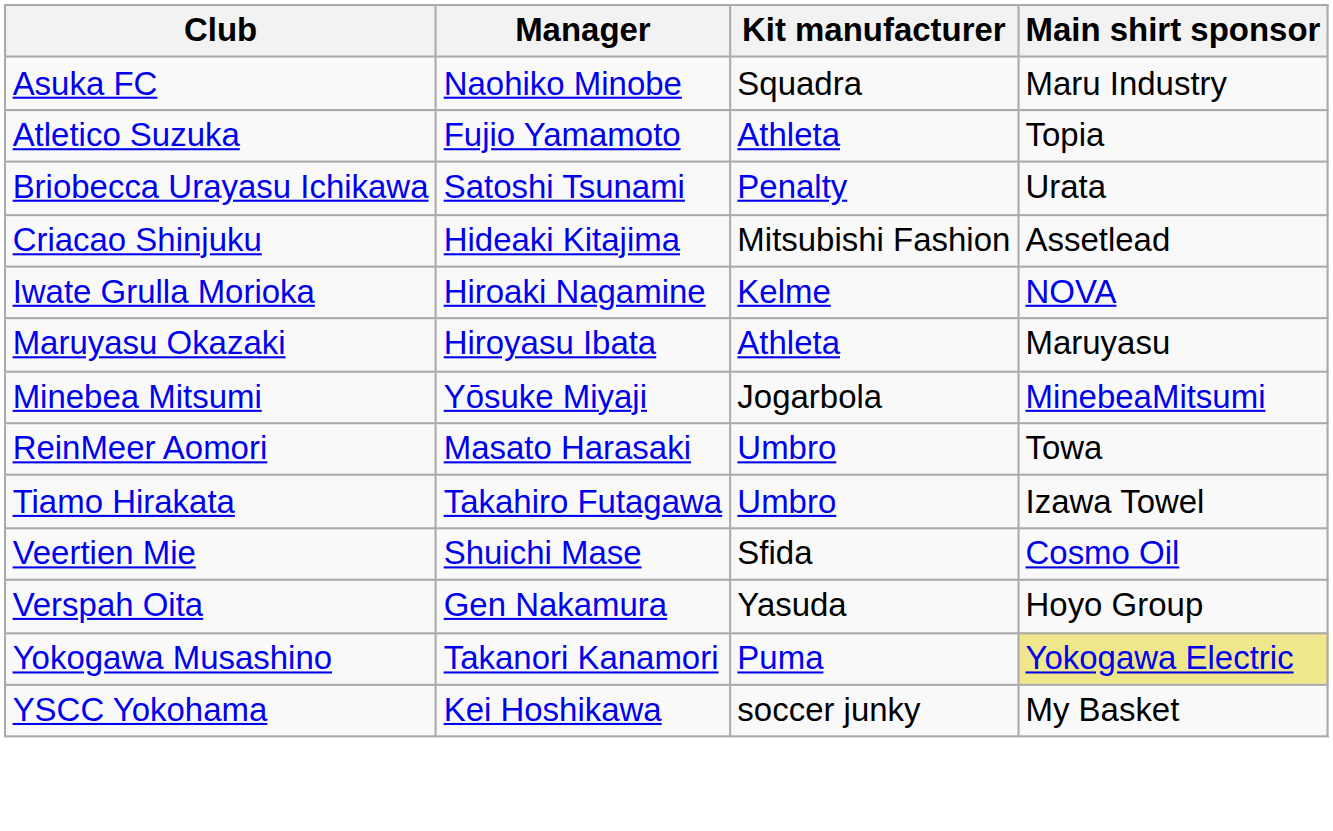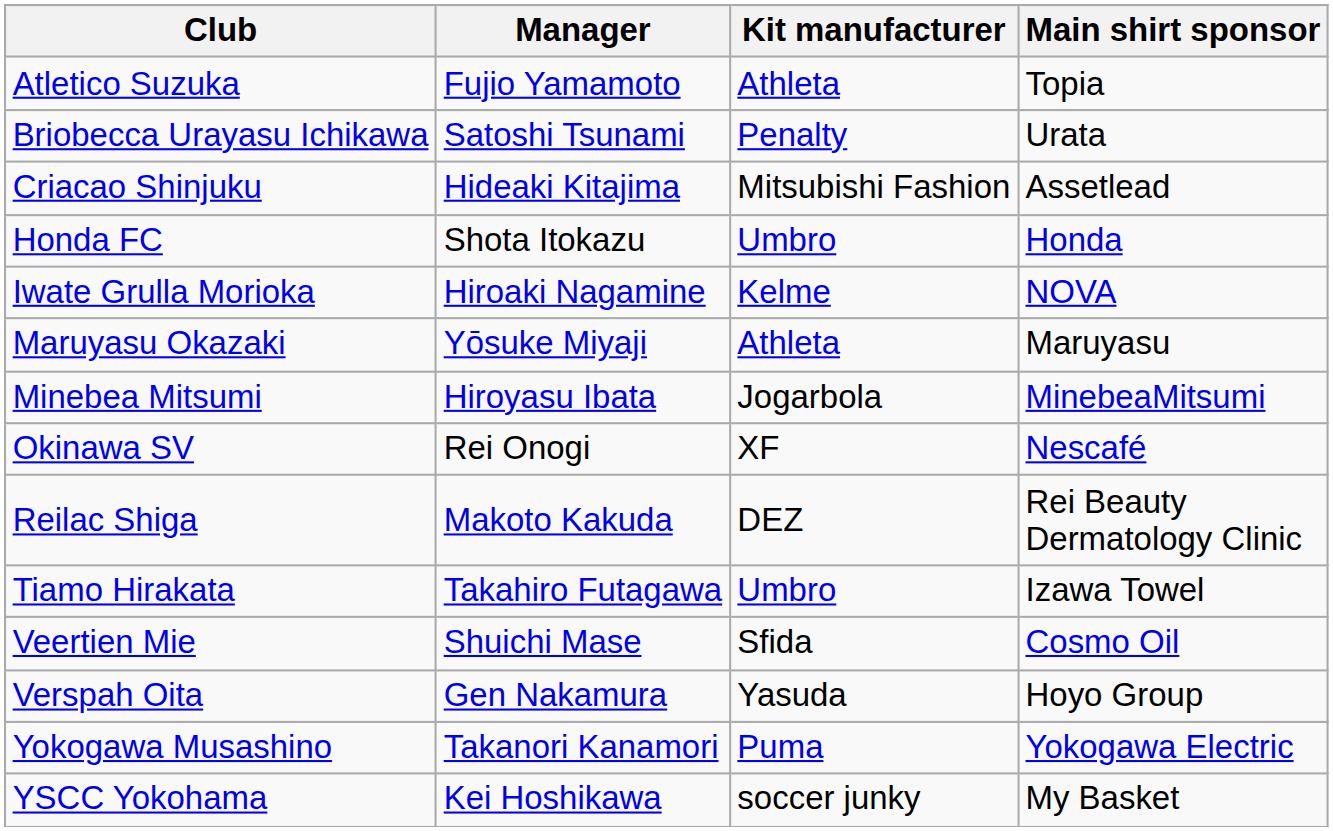- row: (85, 82)
+ row: (88, 239)
(550, 344) Hiroyasu Ibata -> (545, 344) Yōsuke Miyaji
(545, 396) Yōsuke Miyaji -> (550, 396) Hiroyasu Ibata
+ row: (103, 448)
+ row: (105, 519)
- row: (140, 448)
(1160, 657) khaki background -> (1160, 747) no background
